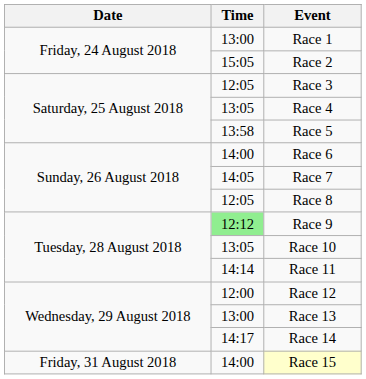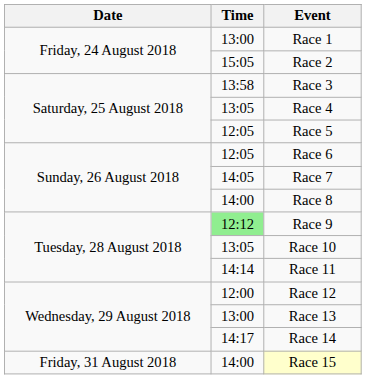(237, 85) 12:05 -> (237, 85) 13:58
(237, 131) 13:58 -> (237, 131) 12:05
(237, 154) 14:00 -> (237, 154) 12:05
(237, 200) 12:05 -> (237, 200) 14:00
